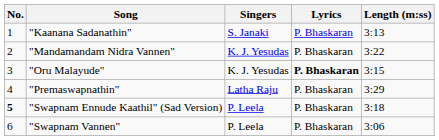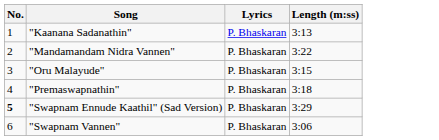- column: (258, 14)
(326, 70) bold -> (257, 70) normal
(374, 89) 3:29 -> (302, 89) 3:18
(374, 108) 3:18 -> (302, 108) 3:29
